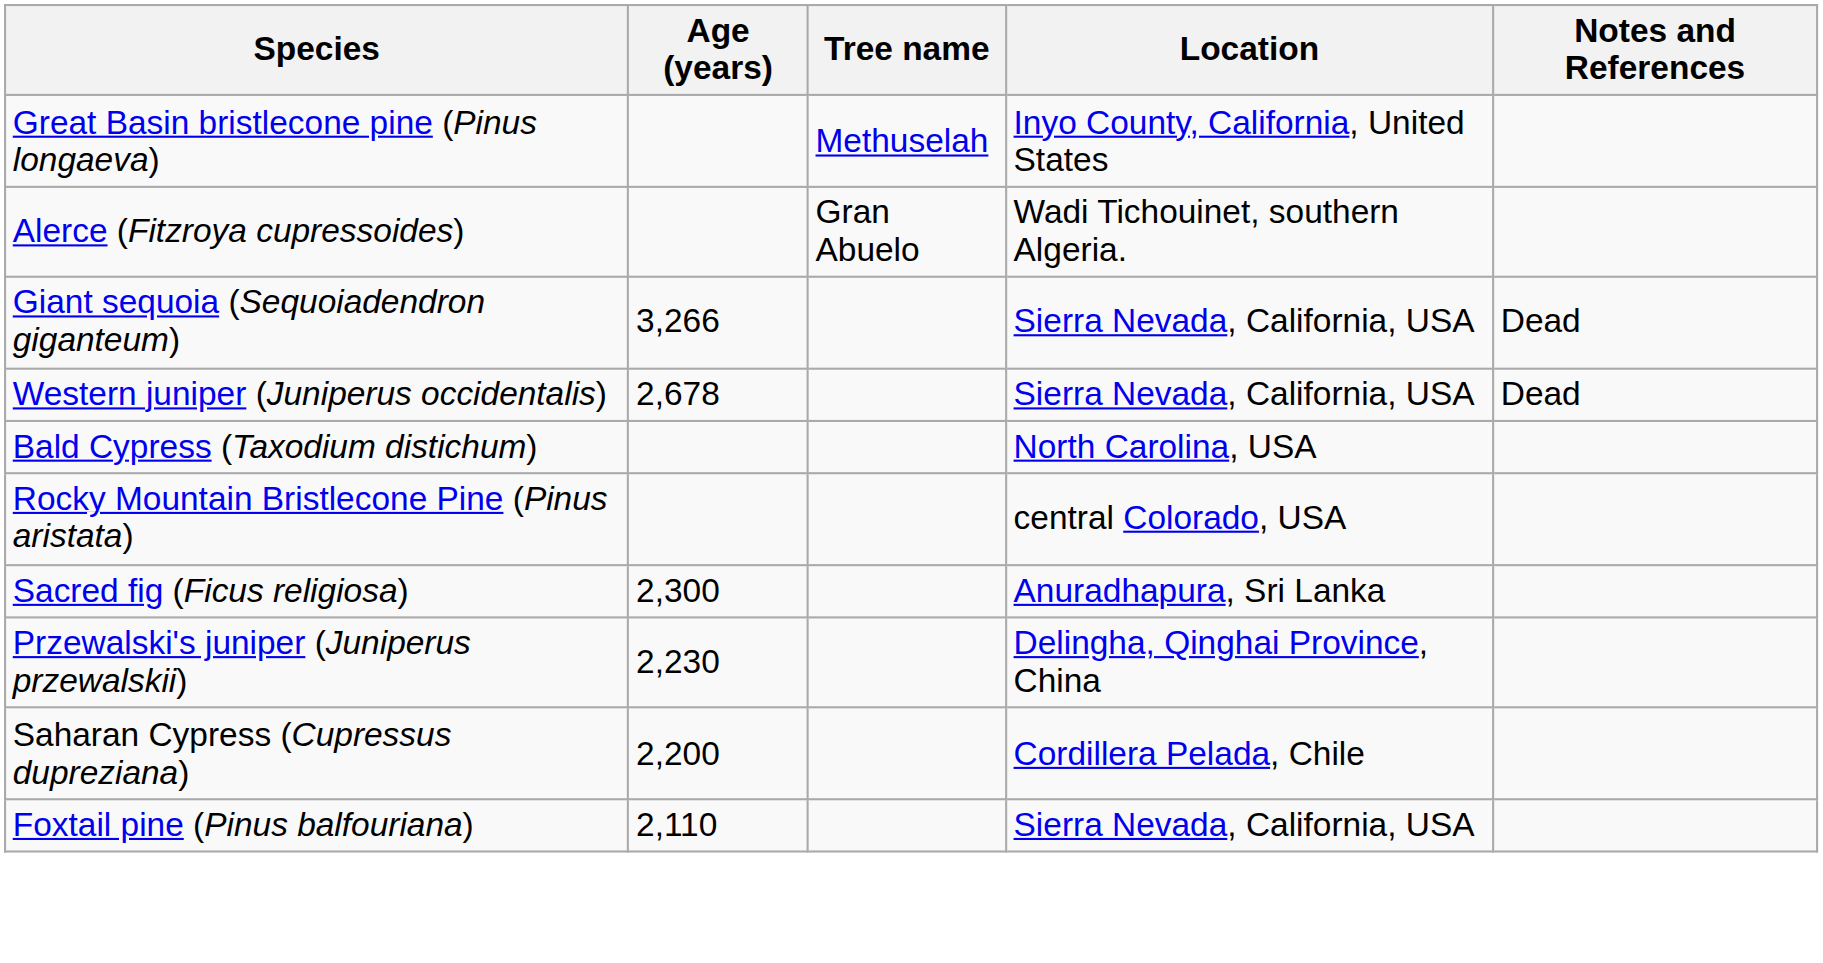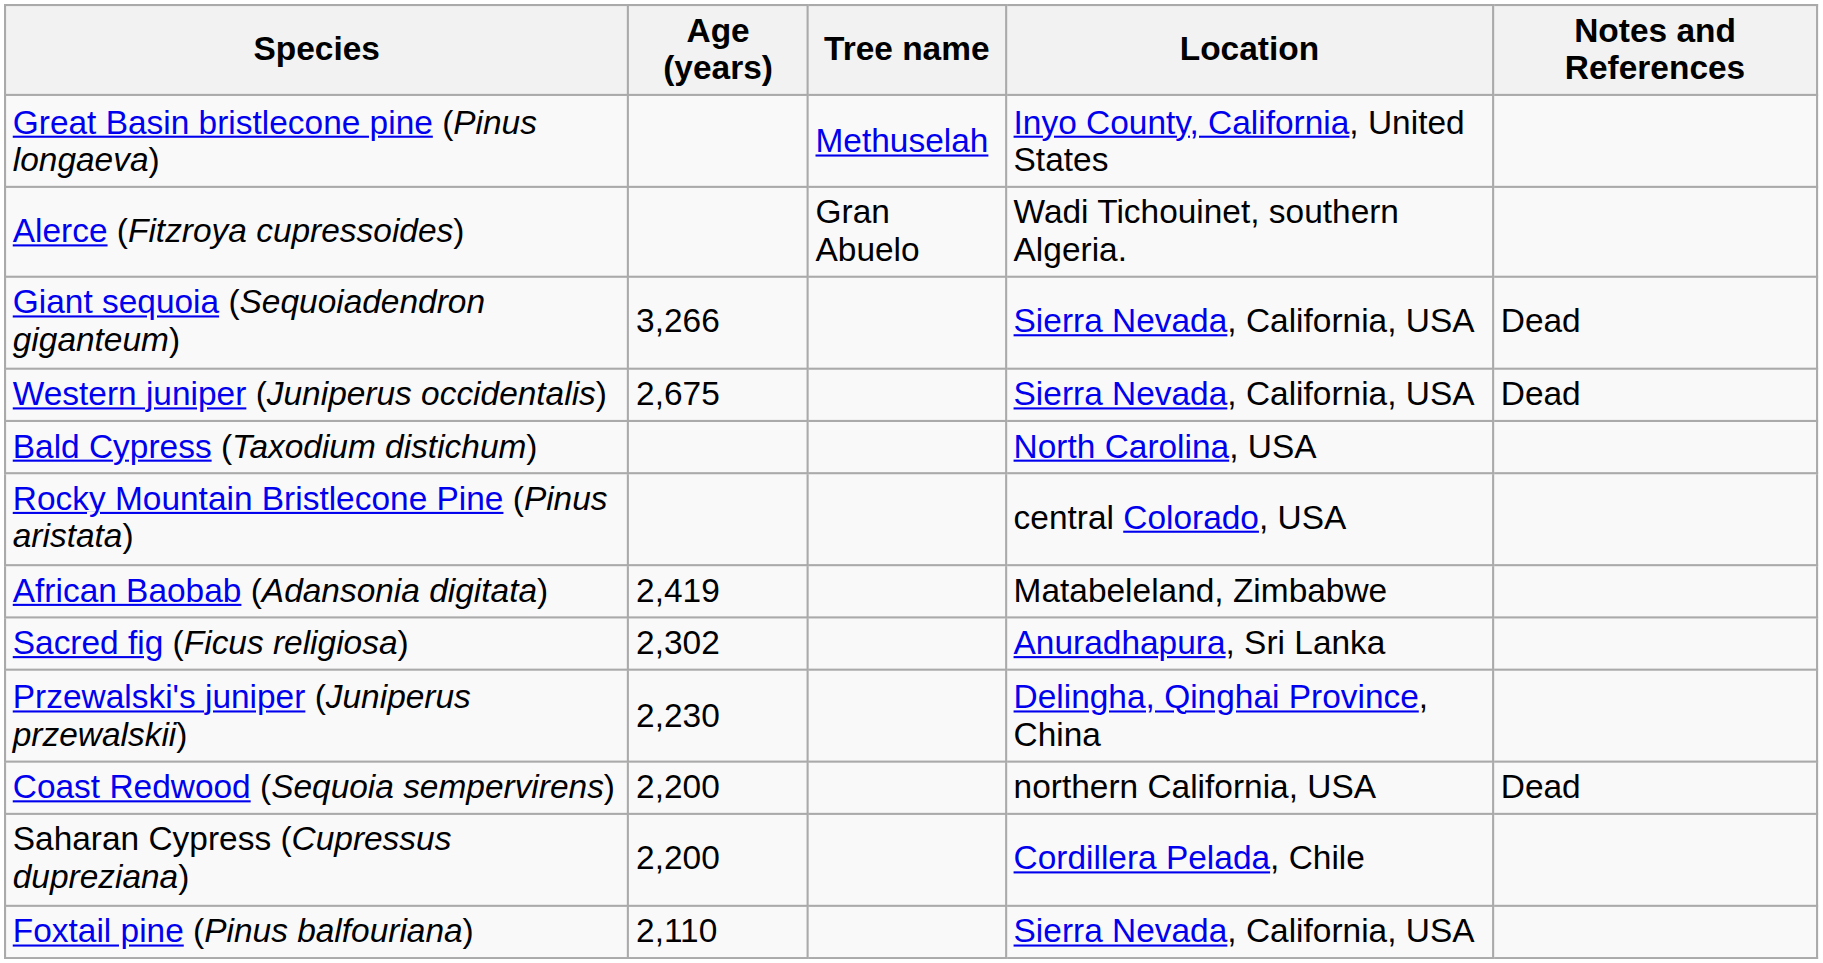(678, 393) 2,678 -> (678, 393) 2,675
+ row: (280, 590)
(678, 590) 2,300 -> (678, 643) 2,302
+ row: (314, 787)
